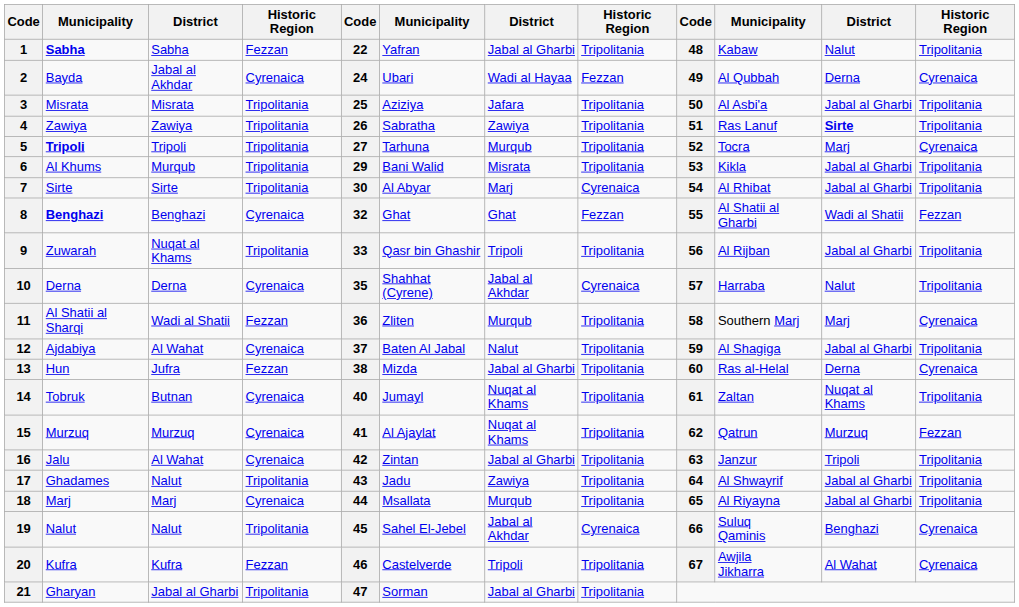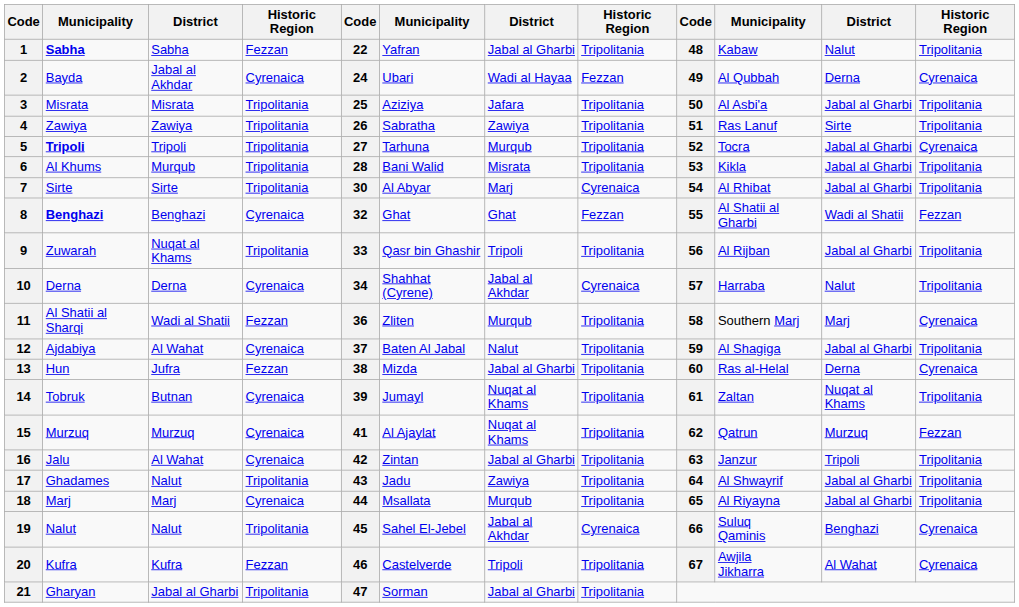(839, 126) bold -> (838, 126) normal
(837, 146) Marj -> (868, 146) Jabal al Gharbi
(360, 167) 29 -> (360, 167) 28
(360, 285) 35 -> (360, 285) 34
(360, 397) 40 -> (360, 397) 39
